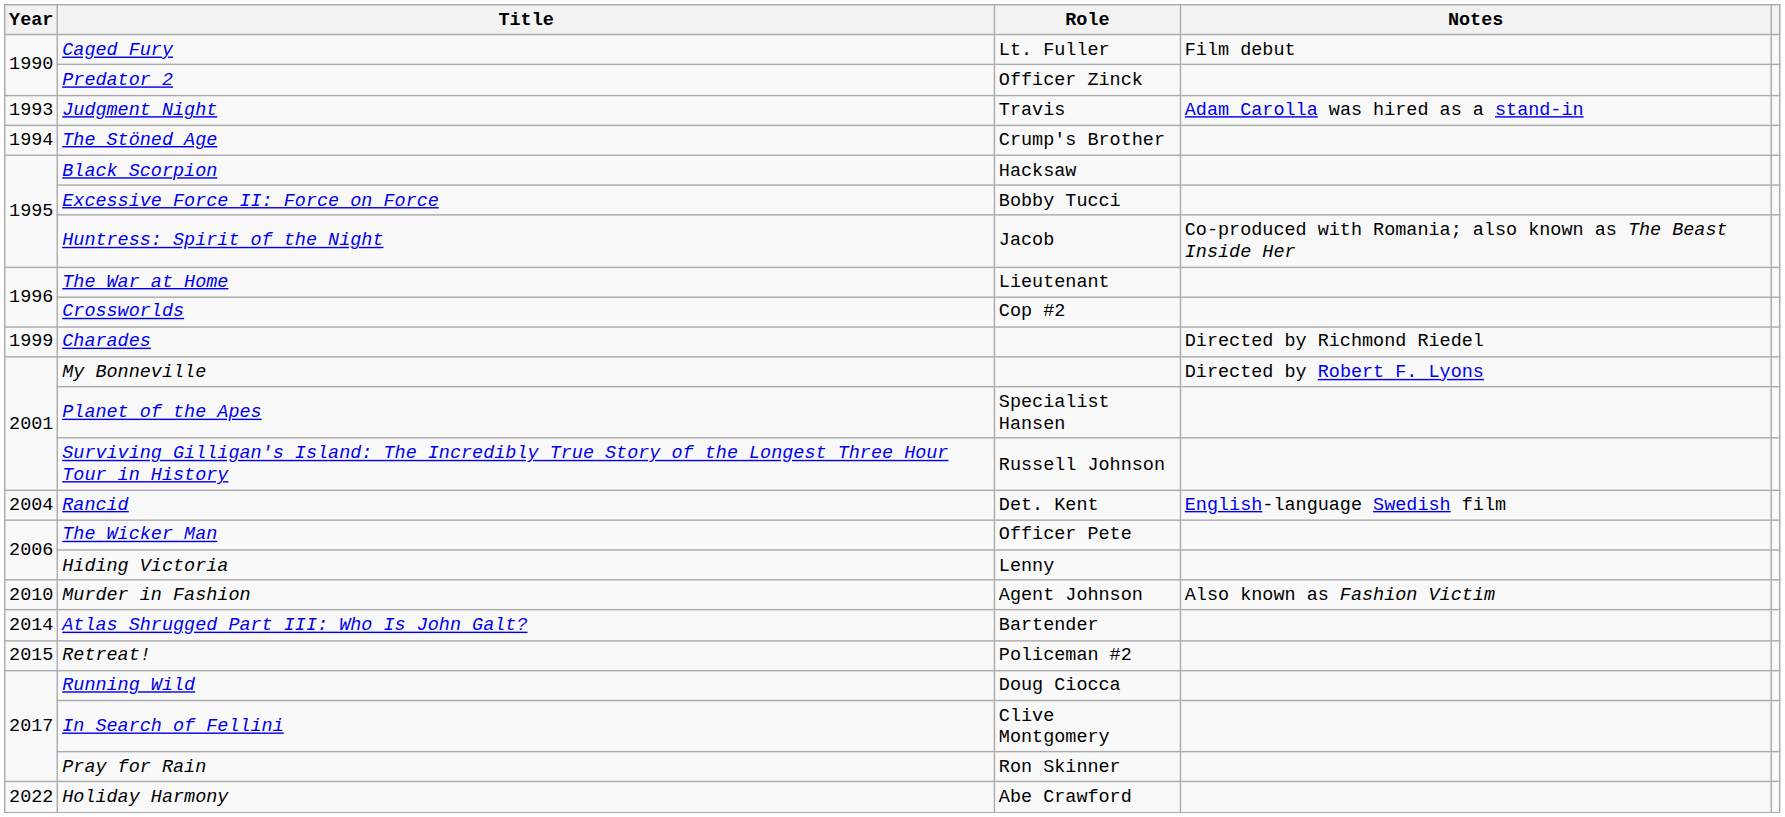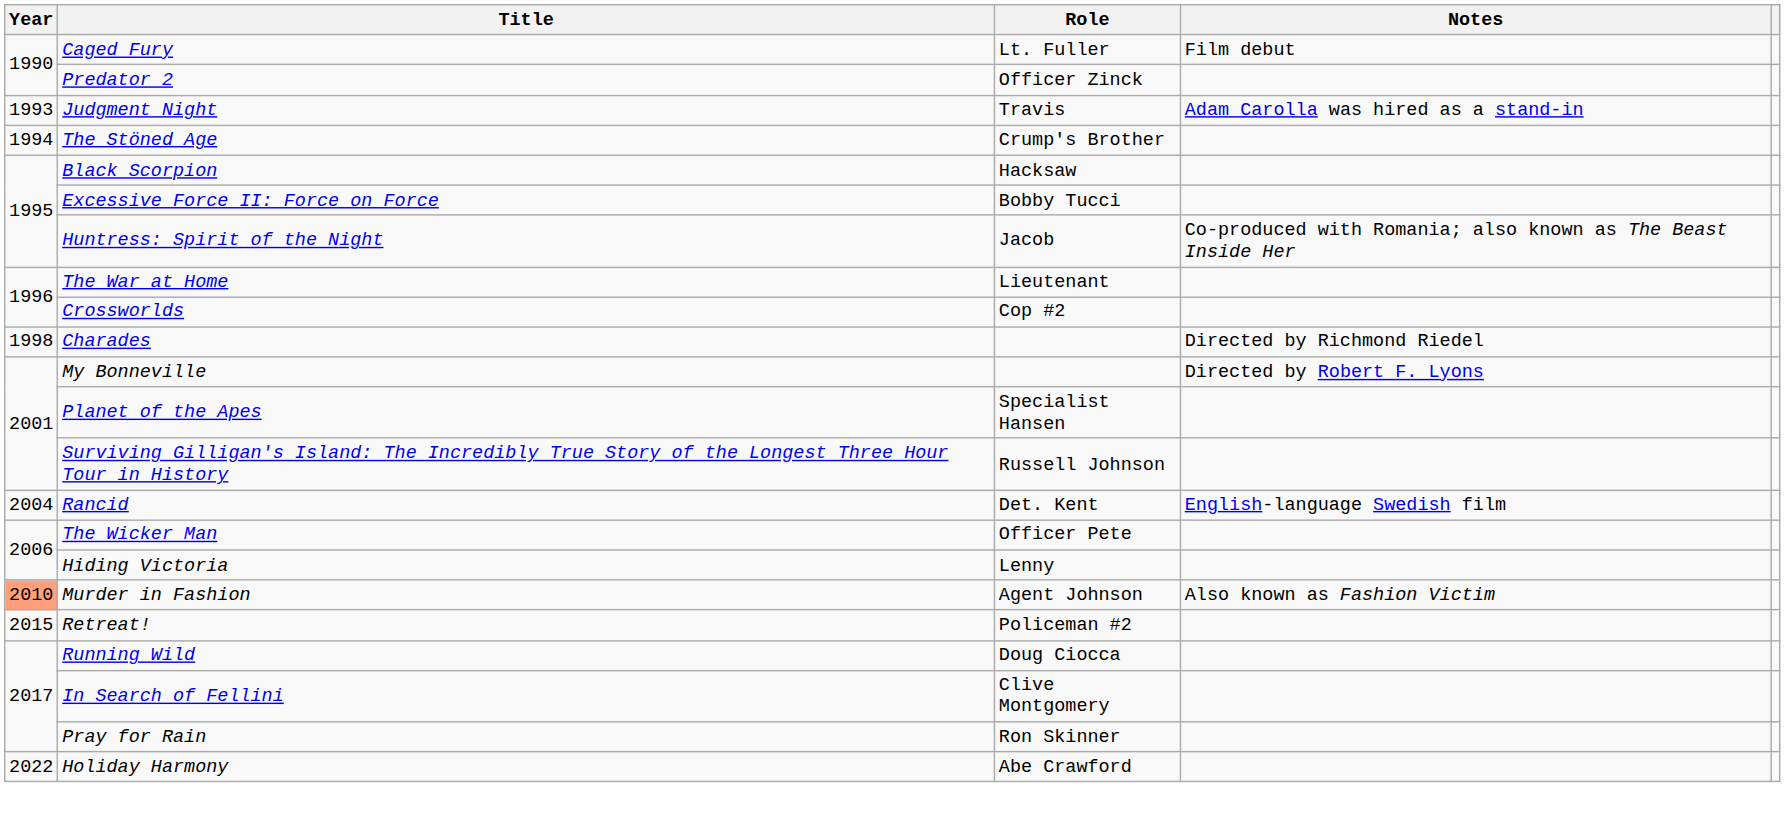(31, 342) 1999 -> (31, 342) 1998
(31, 595) no background -> (31, 595) lightsalmon background
- row: (295, 625)
